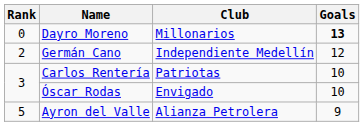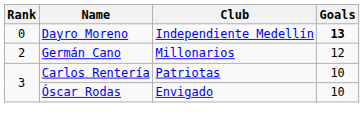(195, 34) Millonarios -> (235, 34) Independiente Medellín
(235, 53) Independiente Medellín -> (195, 53) Millonarios
- row: (96, 112)
